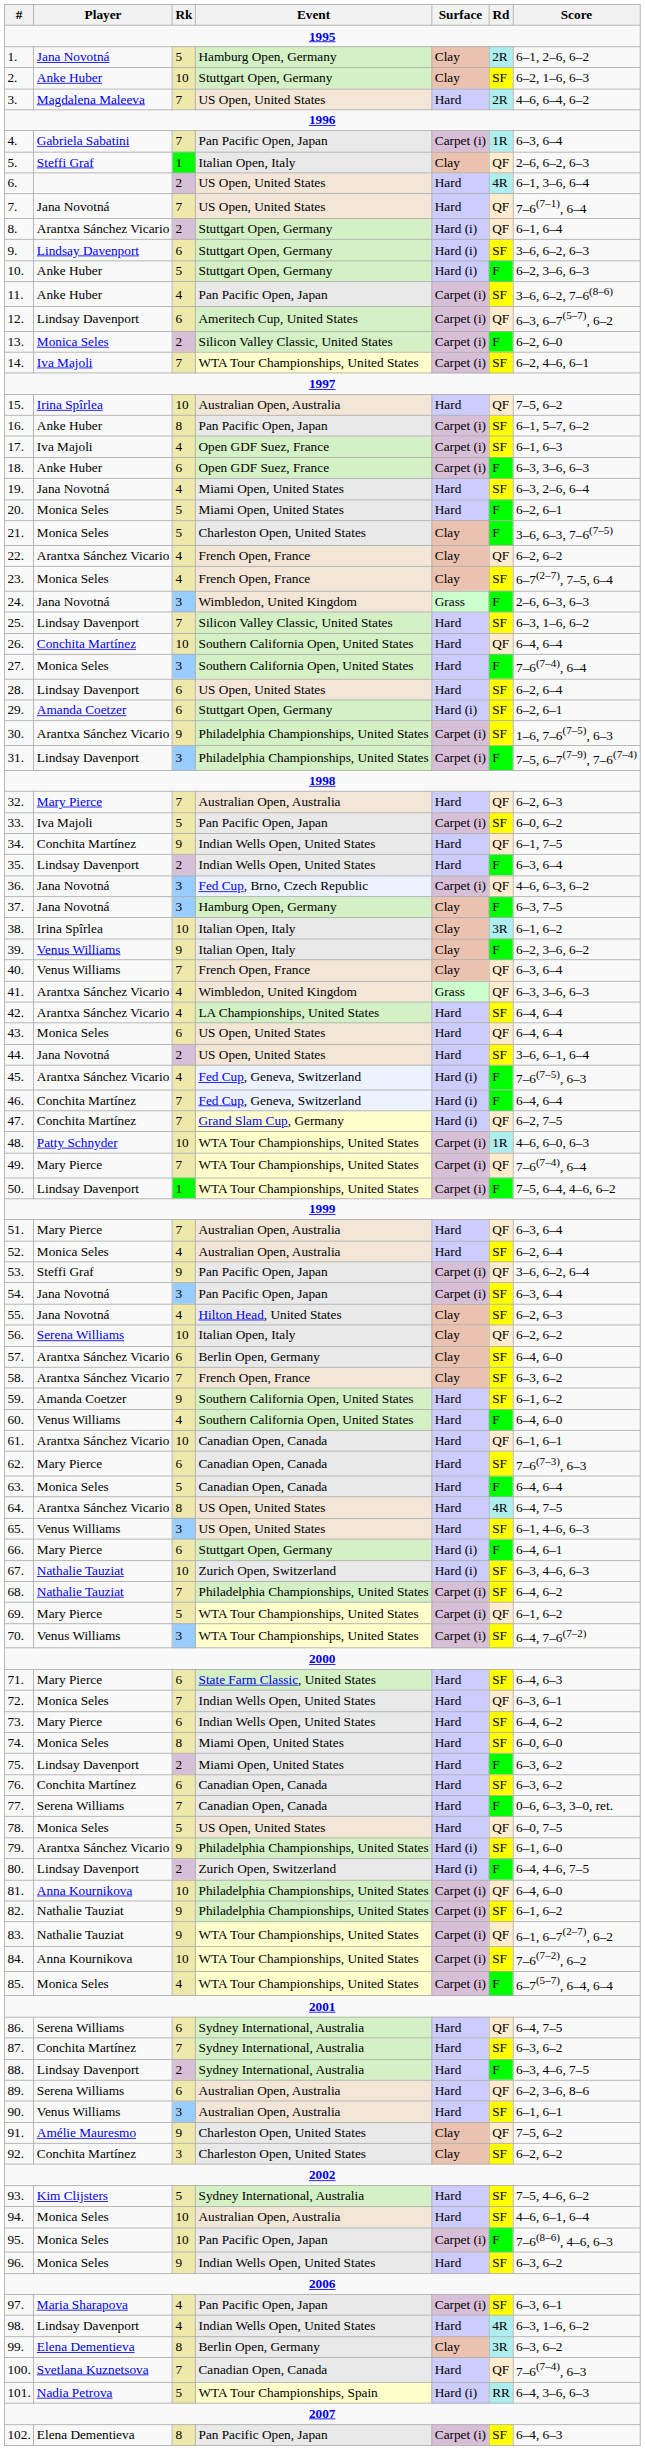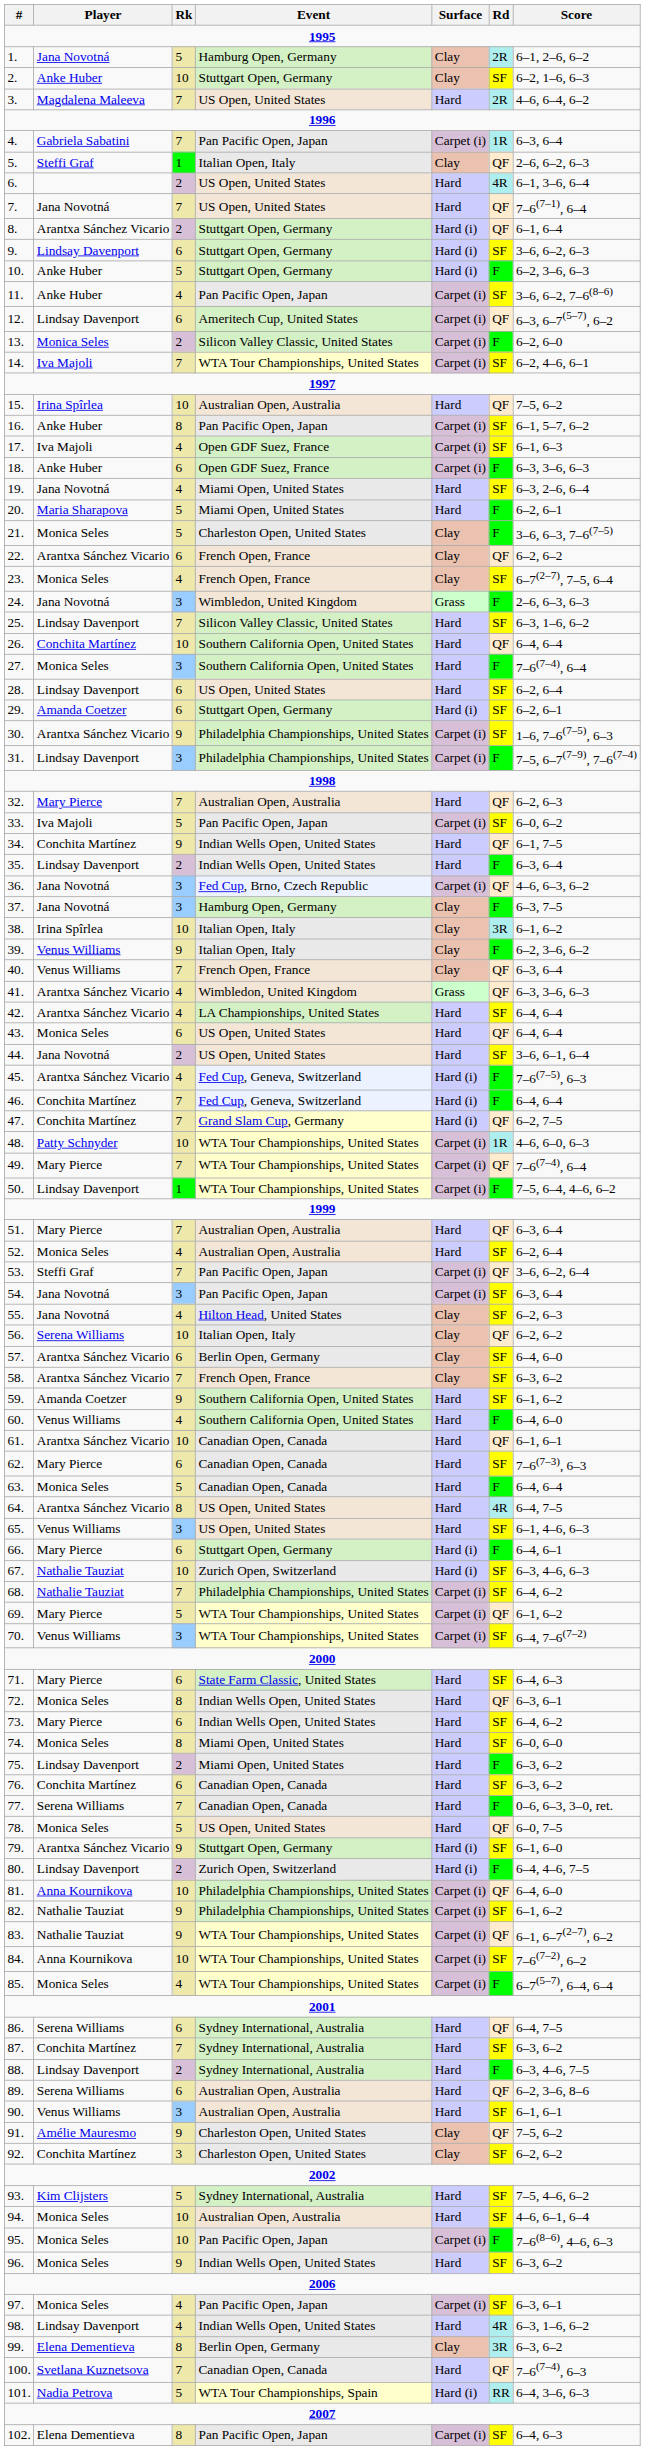(73, 510) Monica Seles -> (82, 510) Maria Sharapova
(179, 555) 4 -> (179, 555) 6
(179, 1272) 9 -> (179, 1272) 7
(179, 1700) 7 -> (179, 1700) 8
(314, 1848) Philadelphia Championships, United States -> (265, 1848) Stuttgart Open, Germany
(82, 2305) Maria Sharapova -> (73, 2305) Monica Seles
